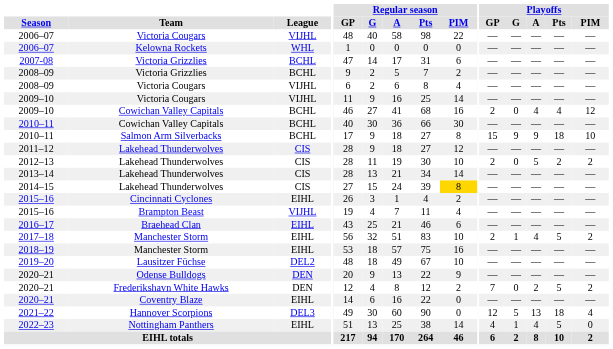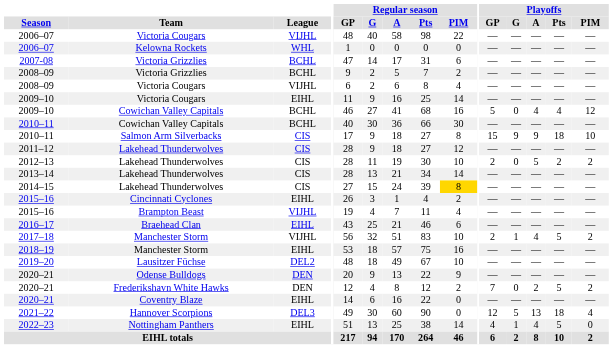(303, 98) VIJHL -> (303, 98) EIHL
(493, 111) 2 -> (493, 111) 5
(302, 136) BCHL -> (303, 136) CIS
(303, 237) EIHL -> (303, 237) VIJHL
